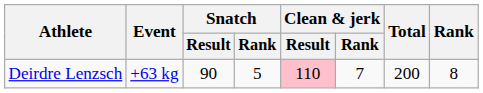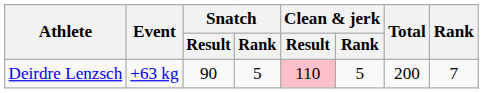(360, 74) 7 -> (360, 74) 5
(454, 74) 8 -> (454, 74) 7
